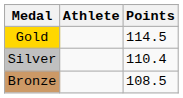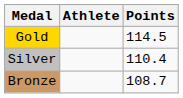(146, 82) 108.5 -> (146, 82) 108.7
